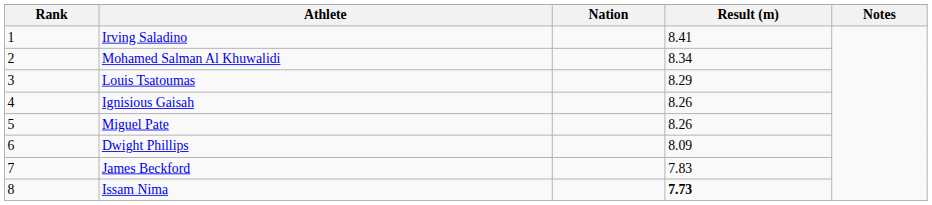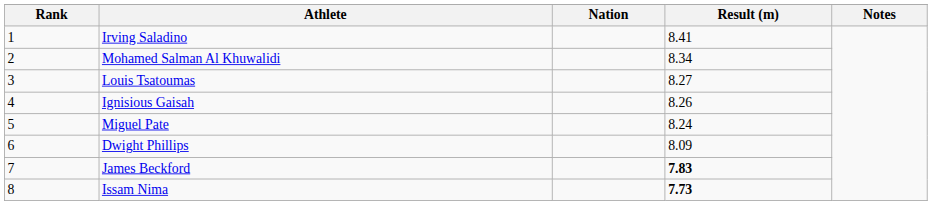(680, 80) 8.29 -> (680, 80) 8.27
(680, 124) 8.26 -> (680, 124) 8.24
(680, 168) normal -> (680, 168) bold
